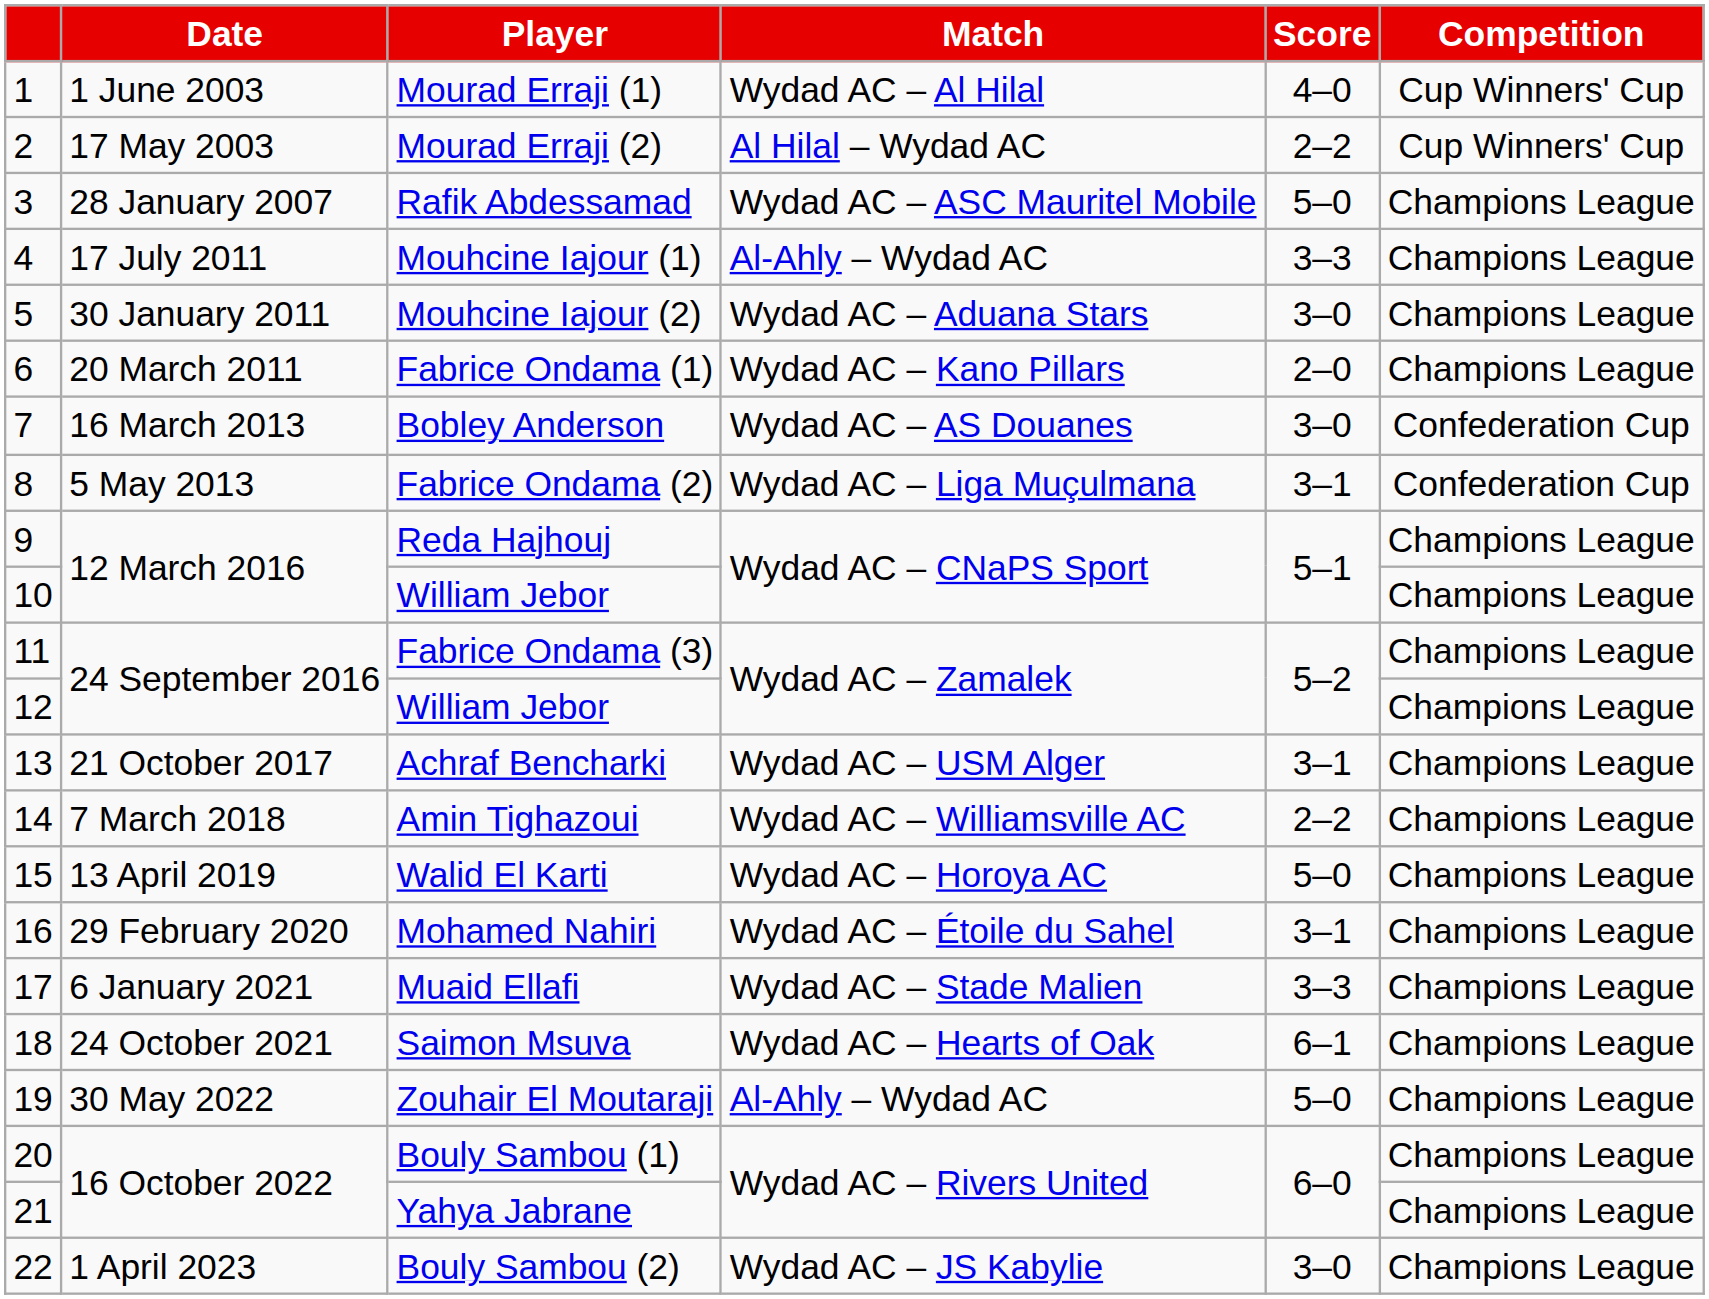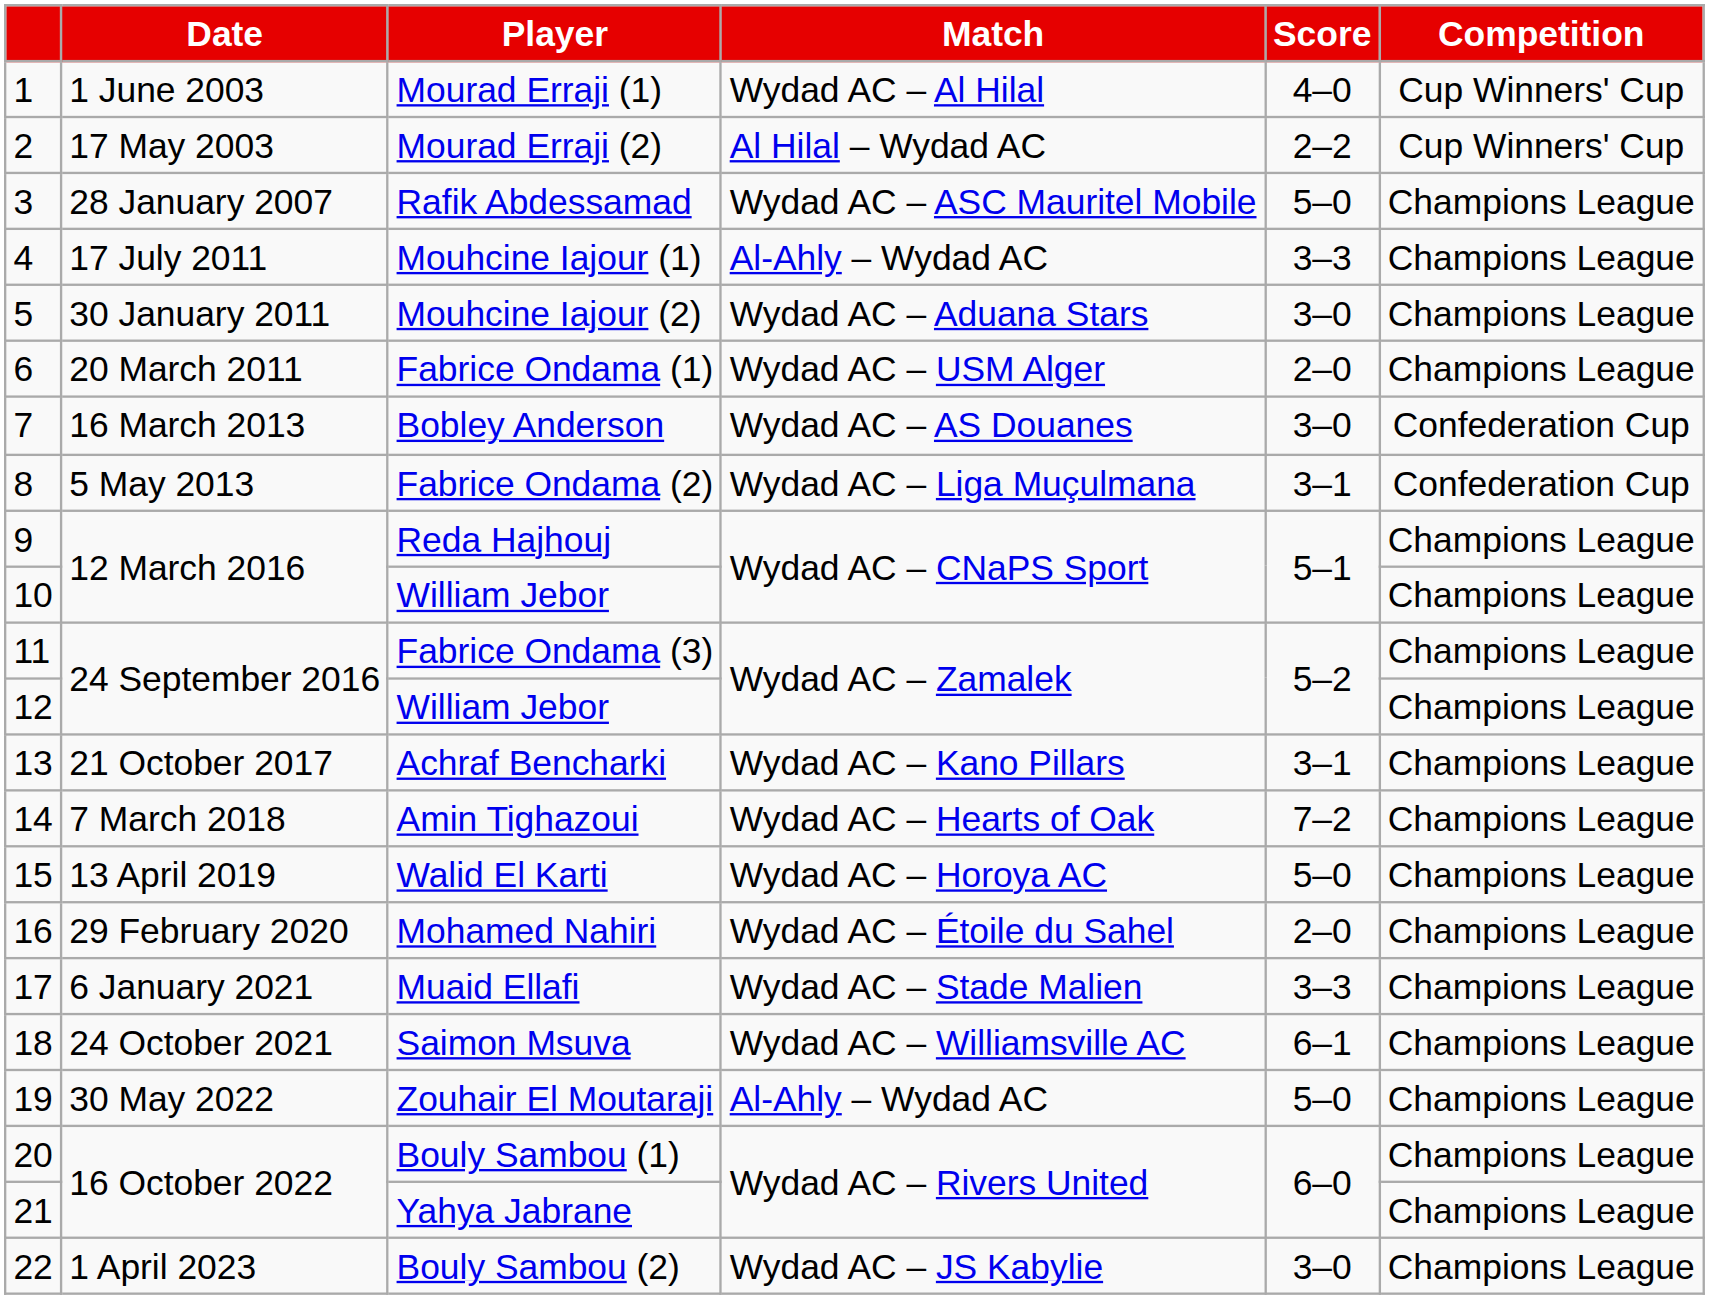(927, 370) Wydad AC – Kano Pillars -> (917, 370) Wydad AC – USM Alger
(917, 762) Wydad AC – USM Alger -> (927, 762) Wydad AC – Kano Pillars
(958, 818) Wydad AC – Williamsville AC -> (942, 818) Wydad AC – Hearts of Oak
(1322, 818) 2–2 -> (1322, 818) 7–2
(1322, 930) 3–1 -> (1322, 930) 2–0
(942, 1043) Wydad AC – Hearts of Oak -> (958, 1043) Wydad AC – Williamsville AC
